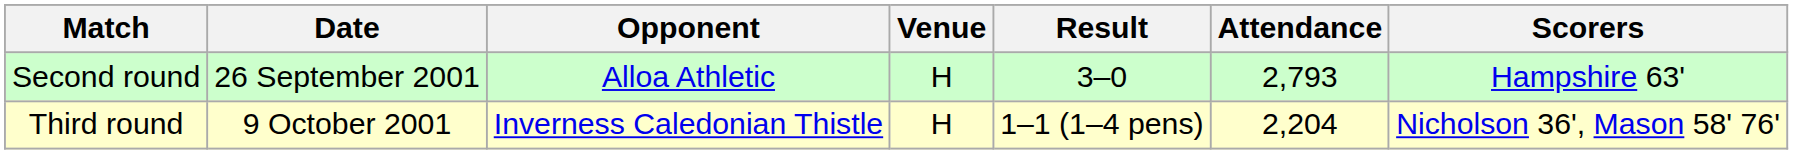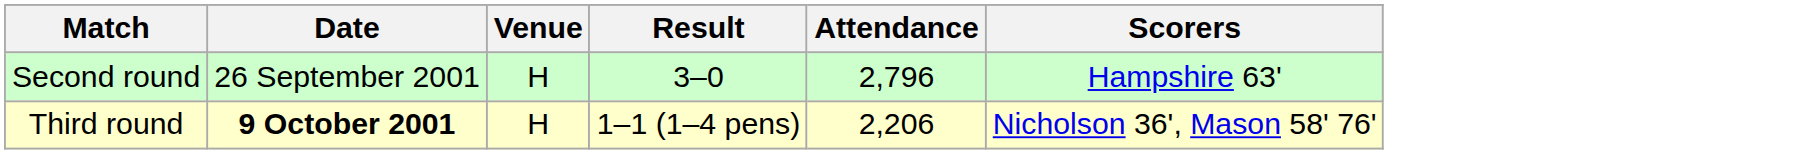- column: (688, 28)
(1300, 76) 2,793 -> (896, 76) 2,796
(347, 124) normal -> (347, 124) bold
(1300, 124) 2,204 -> (896, 124) 2,206
